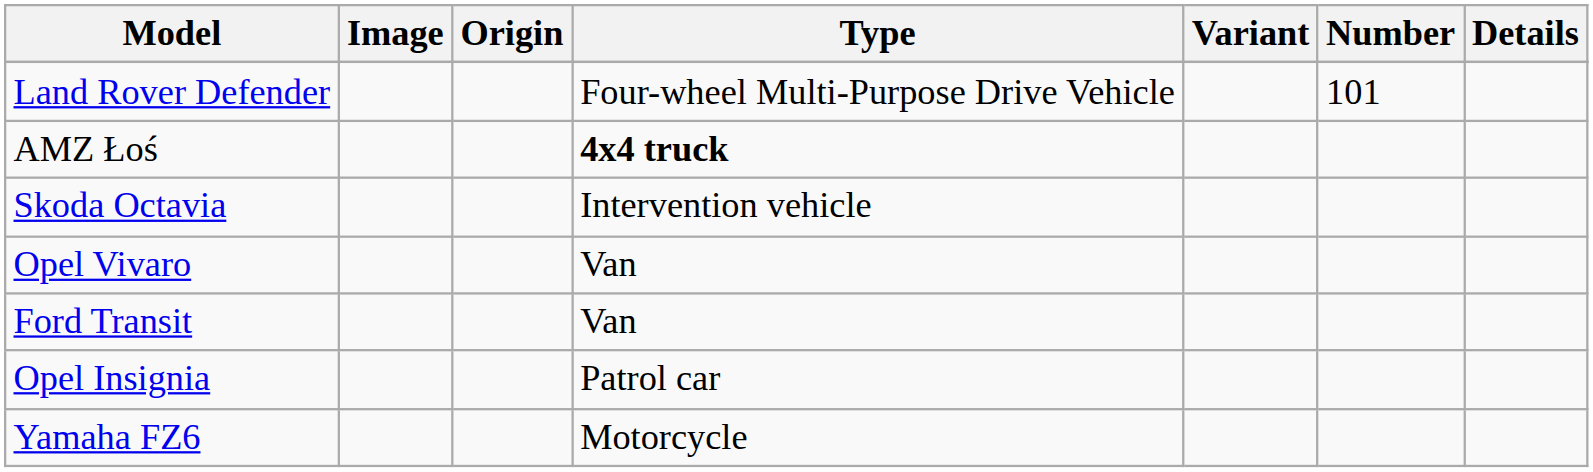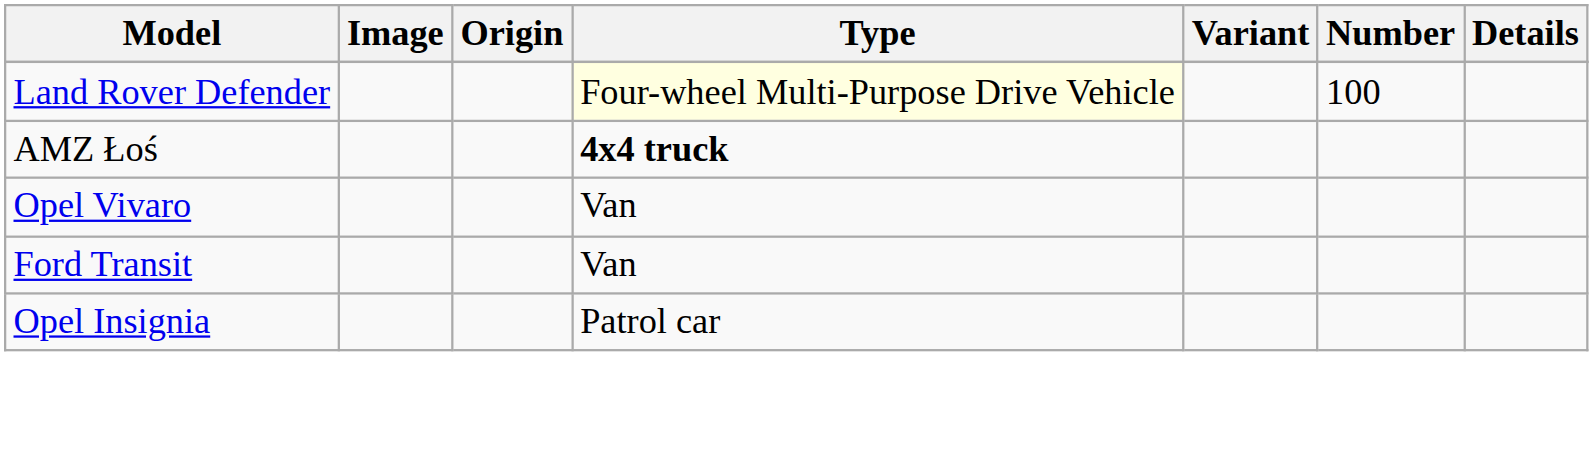(878, 90) no background -> (878, 90) lightyellow background
(1353, 90) 101 -> (1353, 90) 100
- row: (120, 206)
- row: (107, 436)
